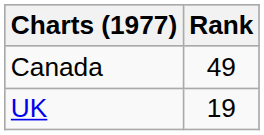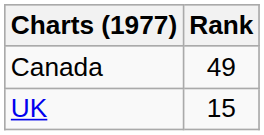(221, 108) 19 -> (221, 108) 15
